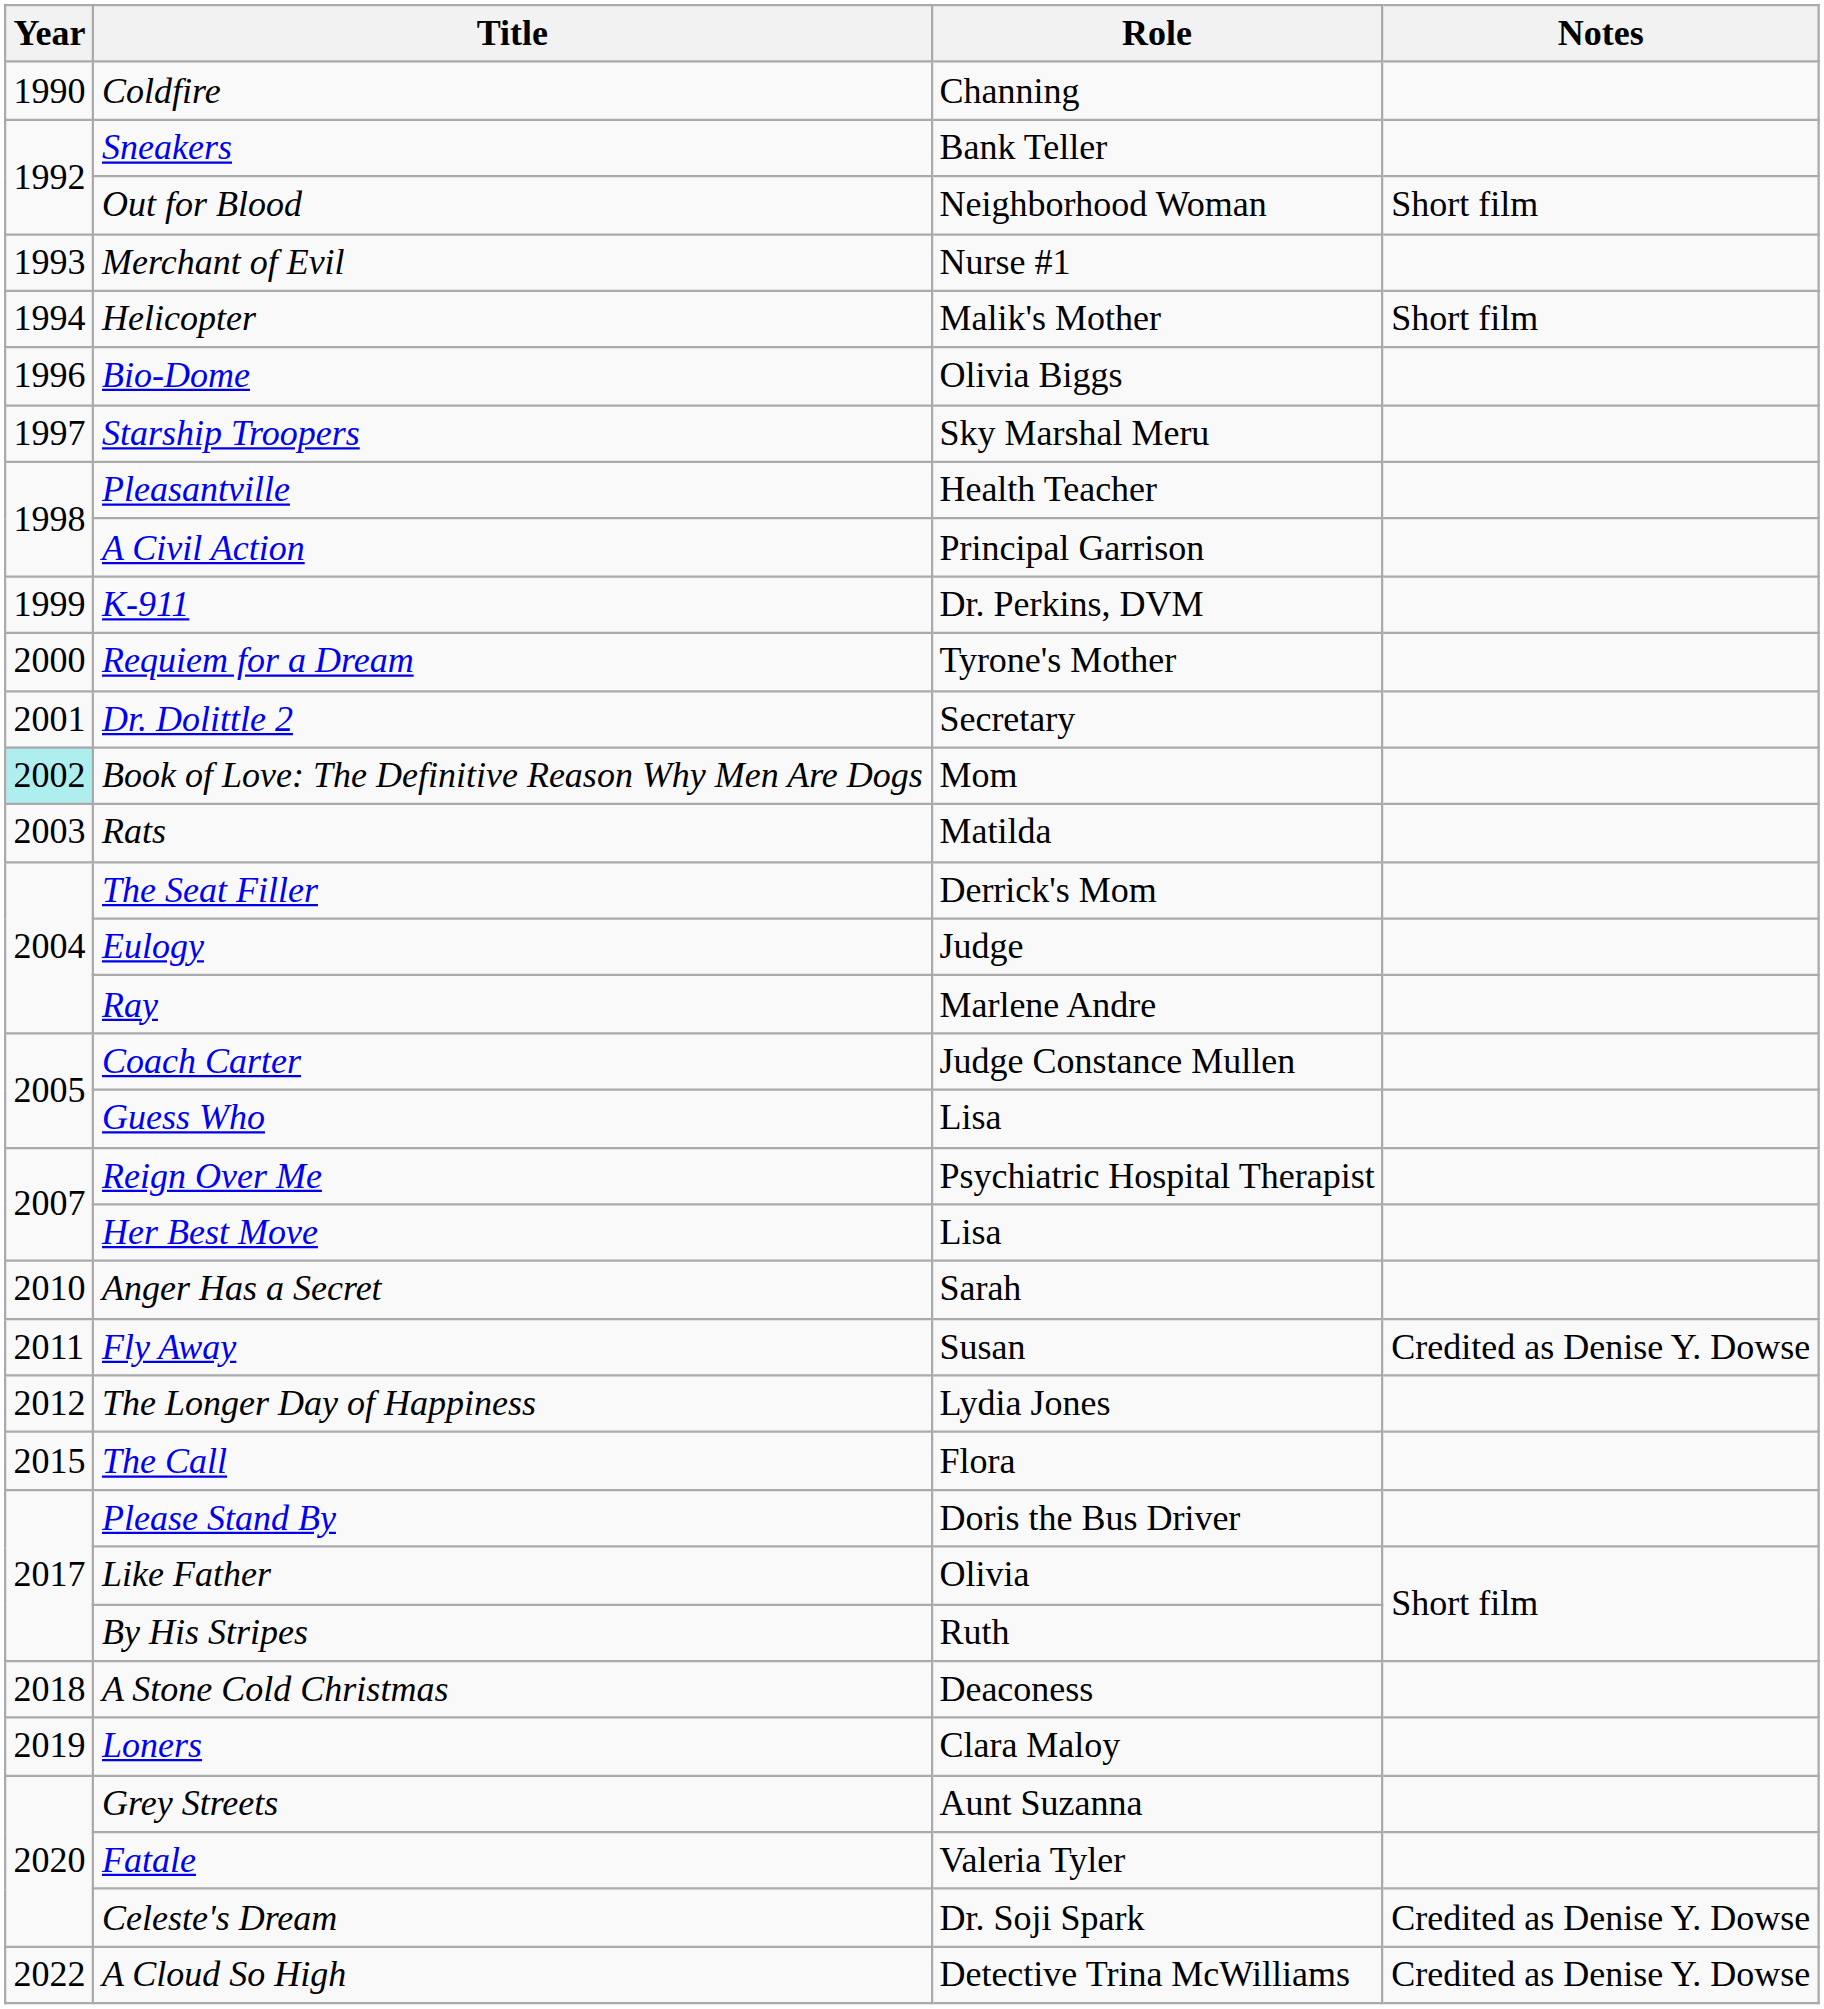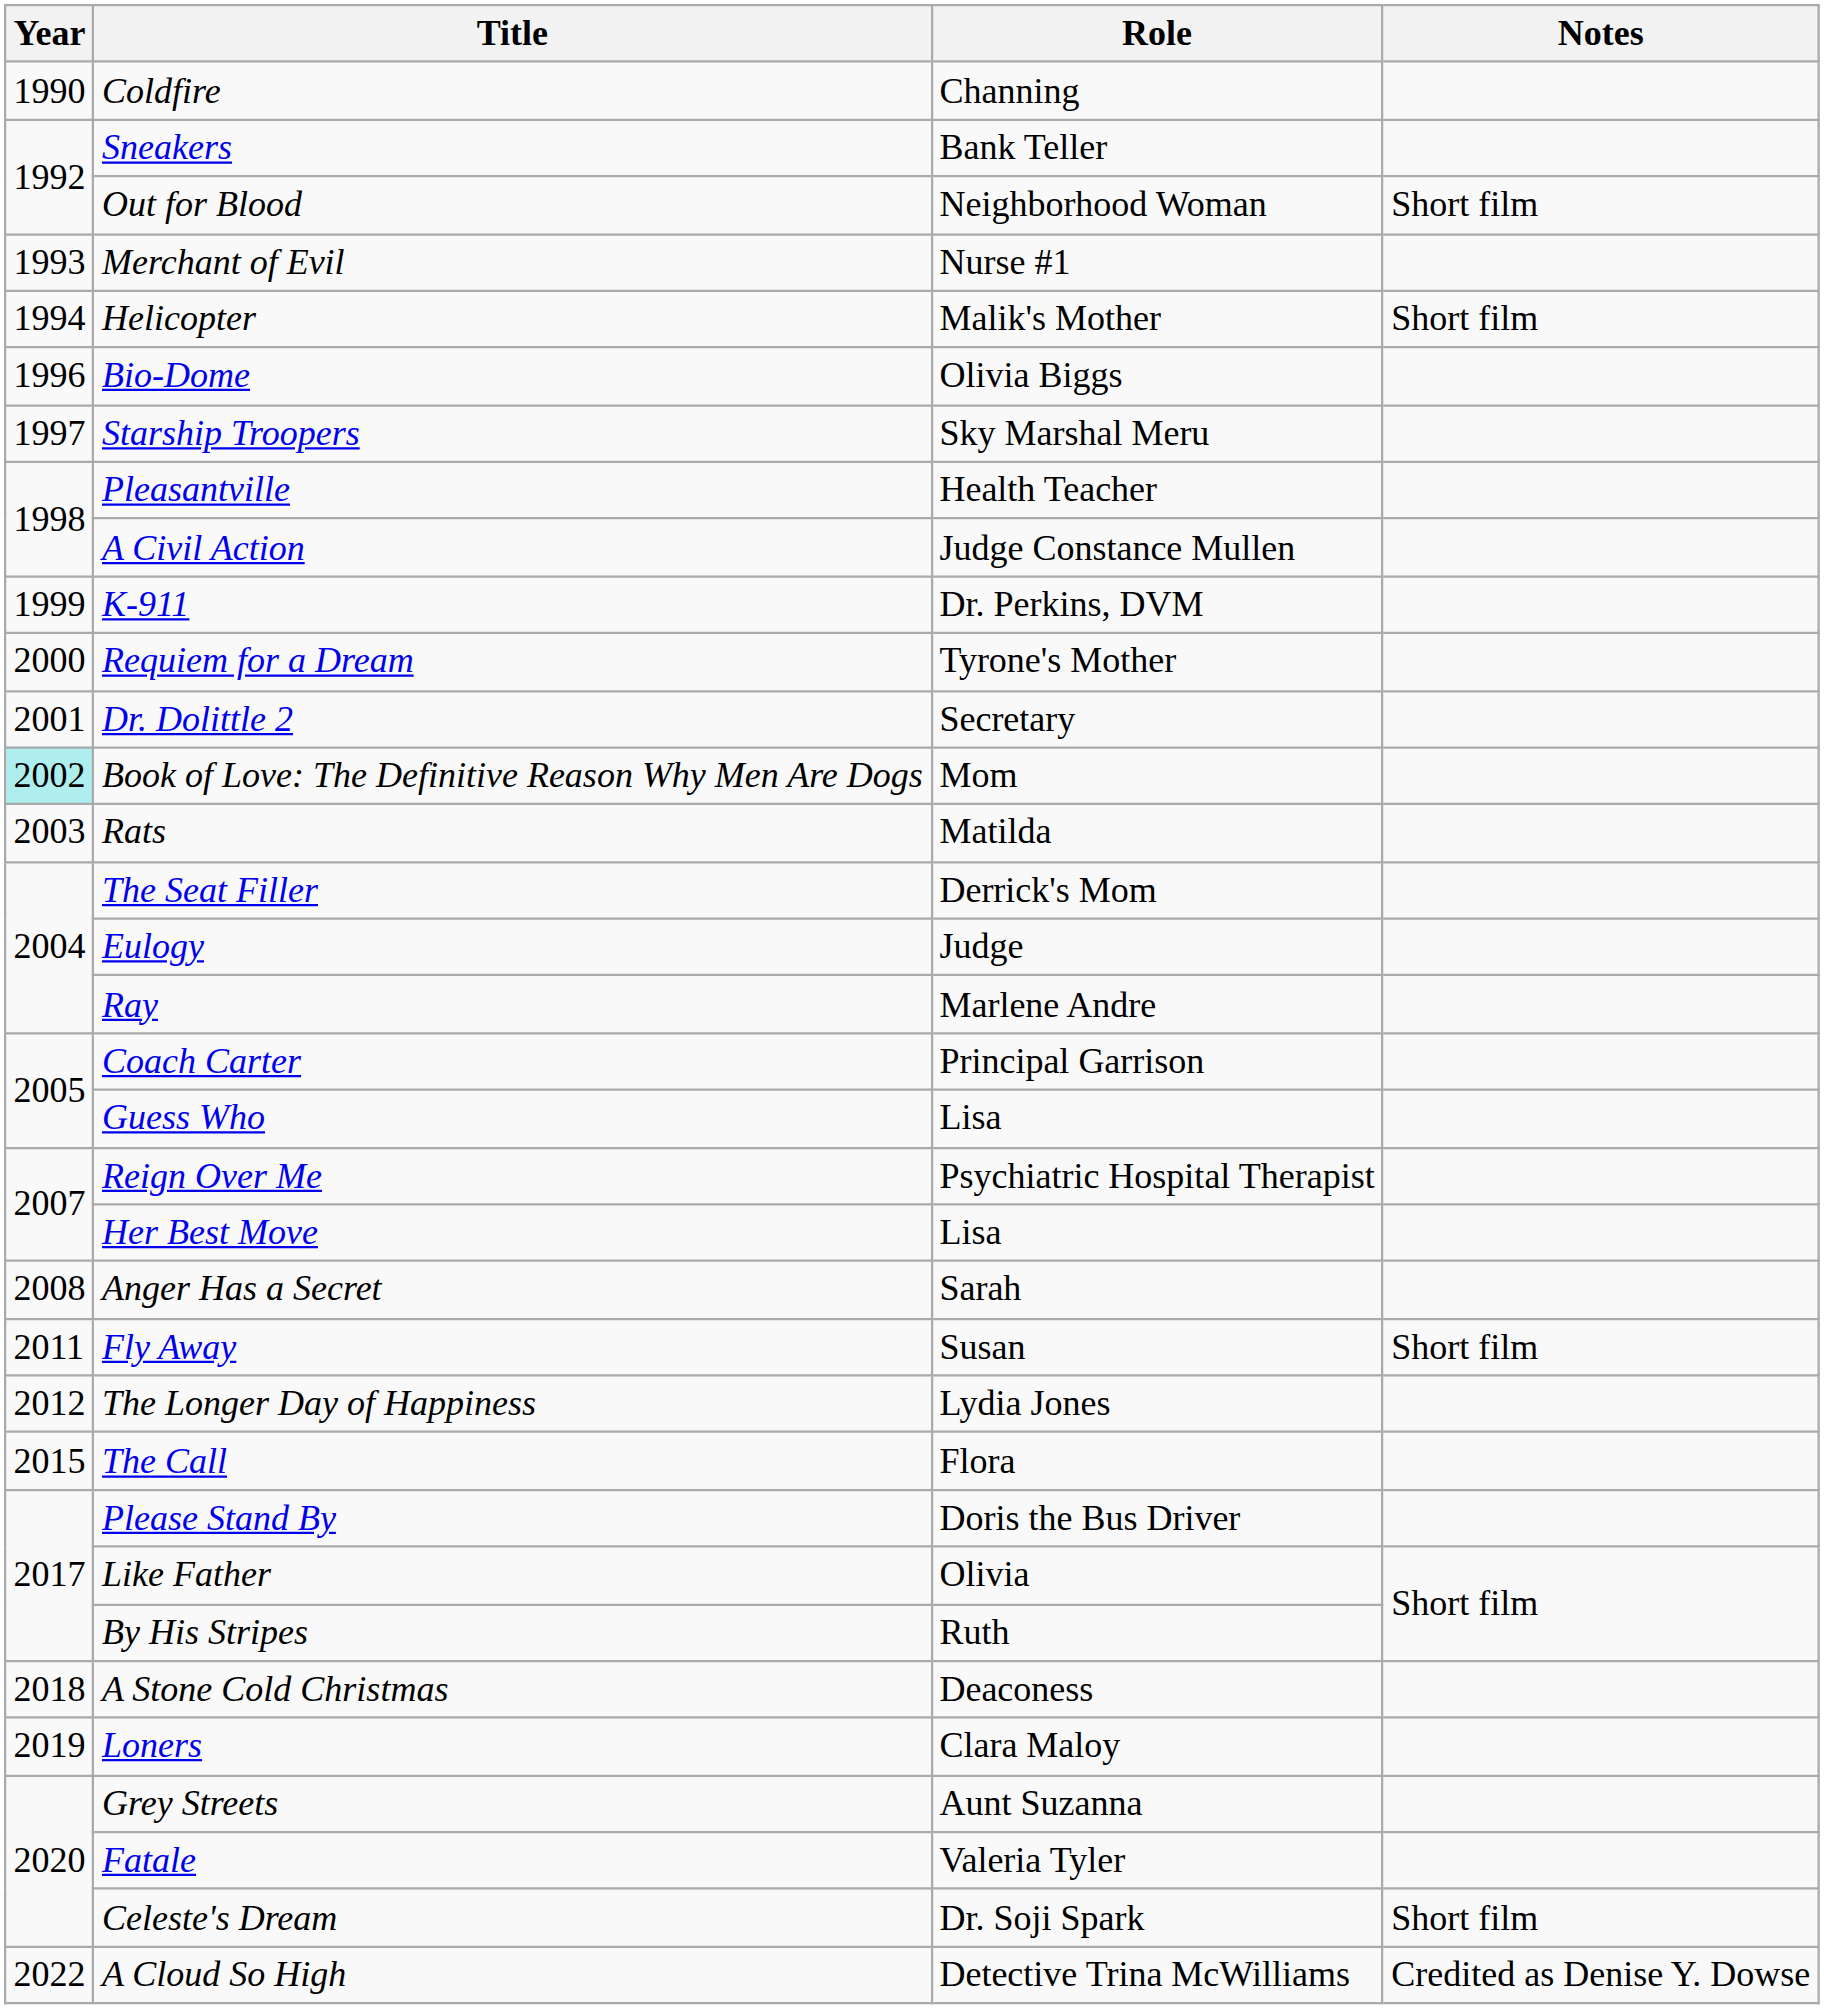(1072, 546) Principal Garrison -> (1117, 546) Judge Constance Mullen
(1117, 1060) Judge Constance Mullen -> (1072, 1060) Principal Garrison
(49, 1289) 2010 -> (49, 1289) 2008
(1601, 1346) Credited as Denise Y. Dowse -> (1465, 1346) Short film
(1601, 1917) Credited as Denise Y. Dowse -> (1465, 1917) Short film
